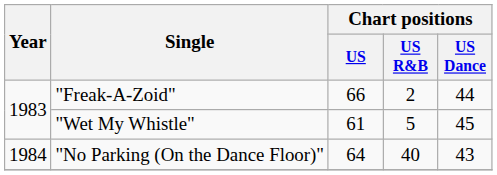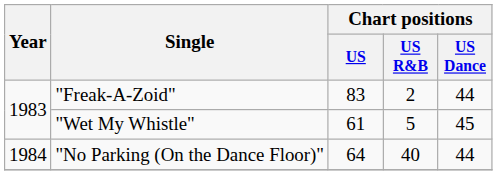(356, 94) 66 -> (356, 94) 83
(465, 154) 43 -> (465, 154) 44
